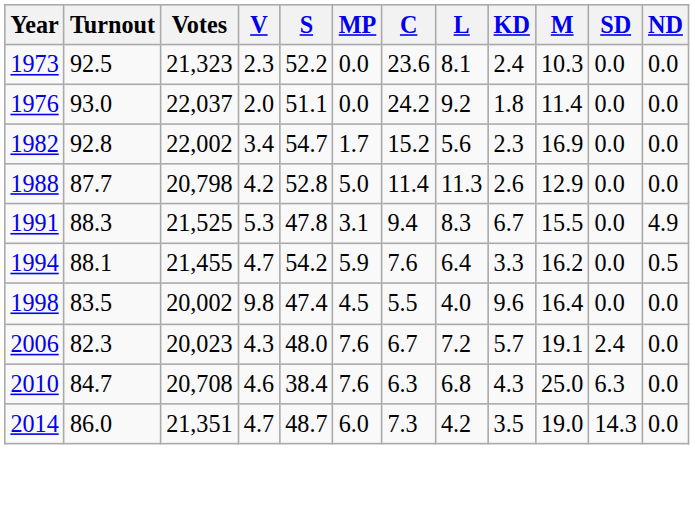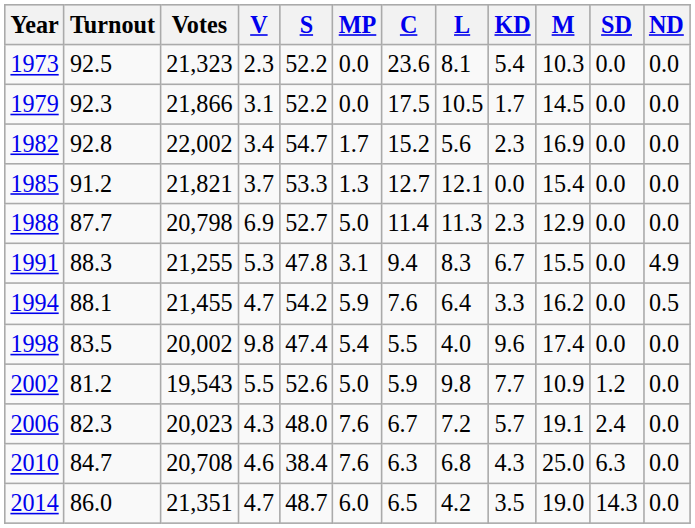(509, 64) 2.4 -> (510, 64) 5.4
- row: (35, 104)
+ row: (35, 104)
+ row: (35, 184)
(259, 184) 4.2 -> (259, 223) 6.9
(306, 184) 52.8 -> (306, 223) 52.7
(509, 184) 2.6 -> (510, 223) 2.3
(199, 223) 21,525 -> (199, 263) 21,255
(354, 303) 4.5 -> (354, 343) 5.4
(562, 303) 16.4 -> (563, 343) 17.4
+ row: (35, 383)
(403, 423) 7.3 -> (403, 502) 6.5
